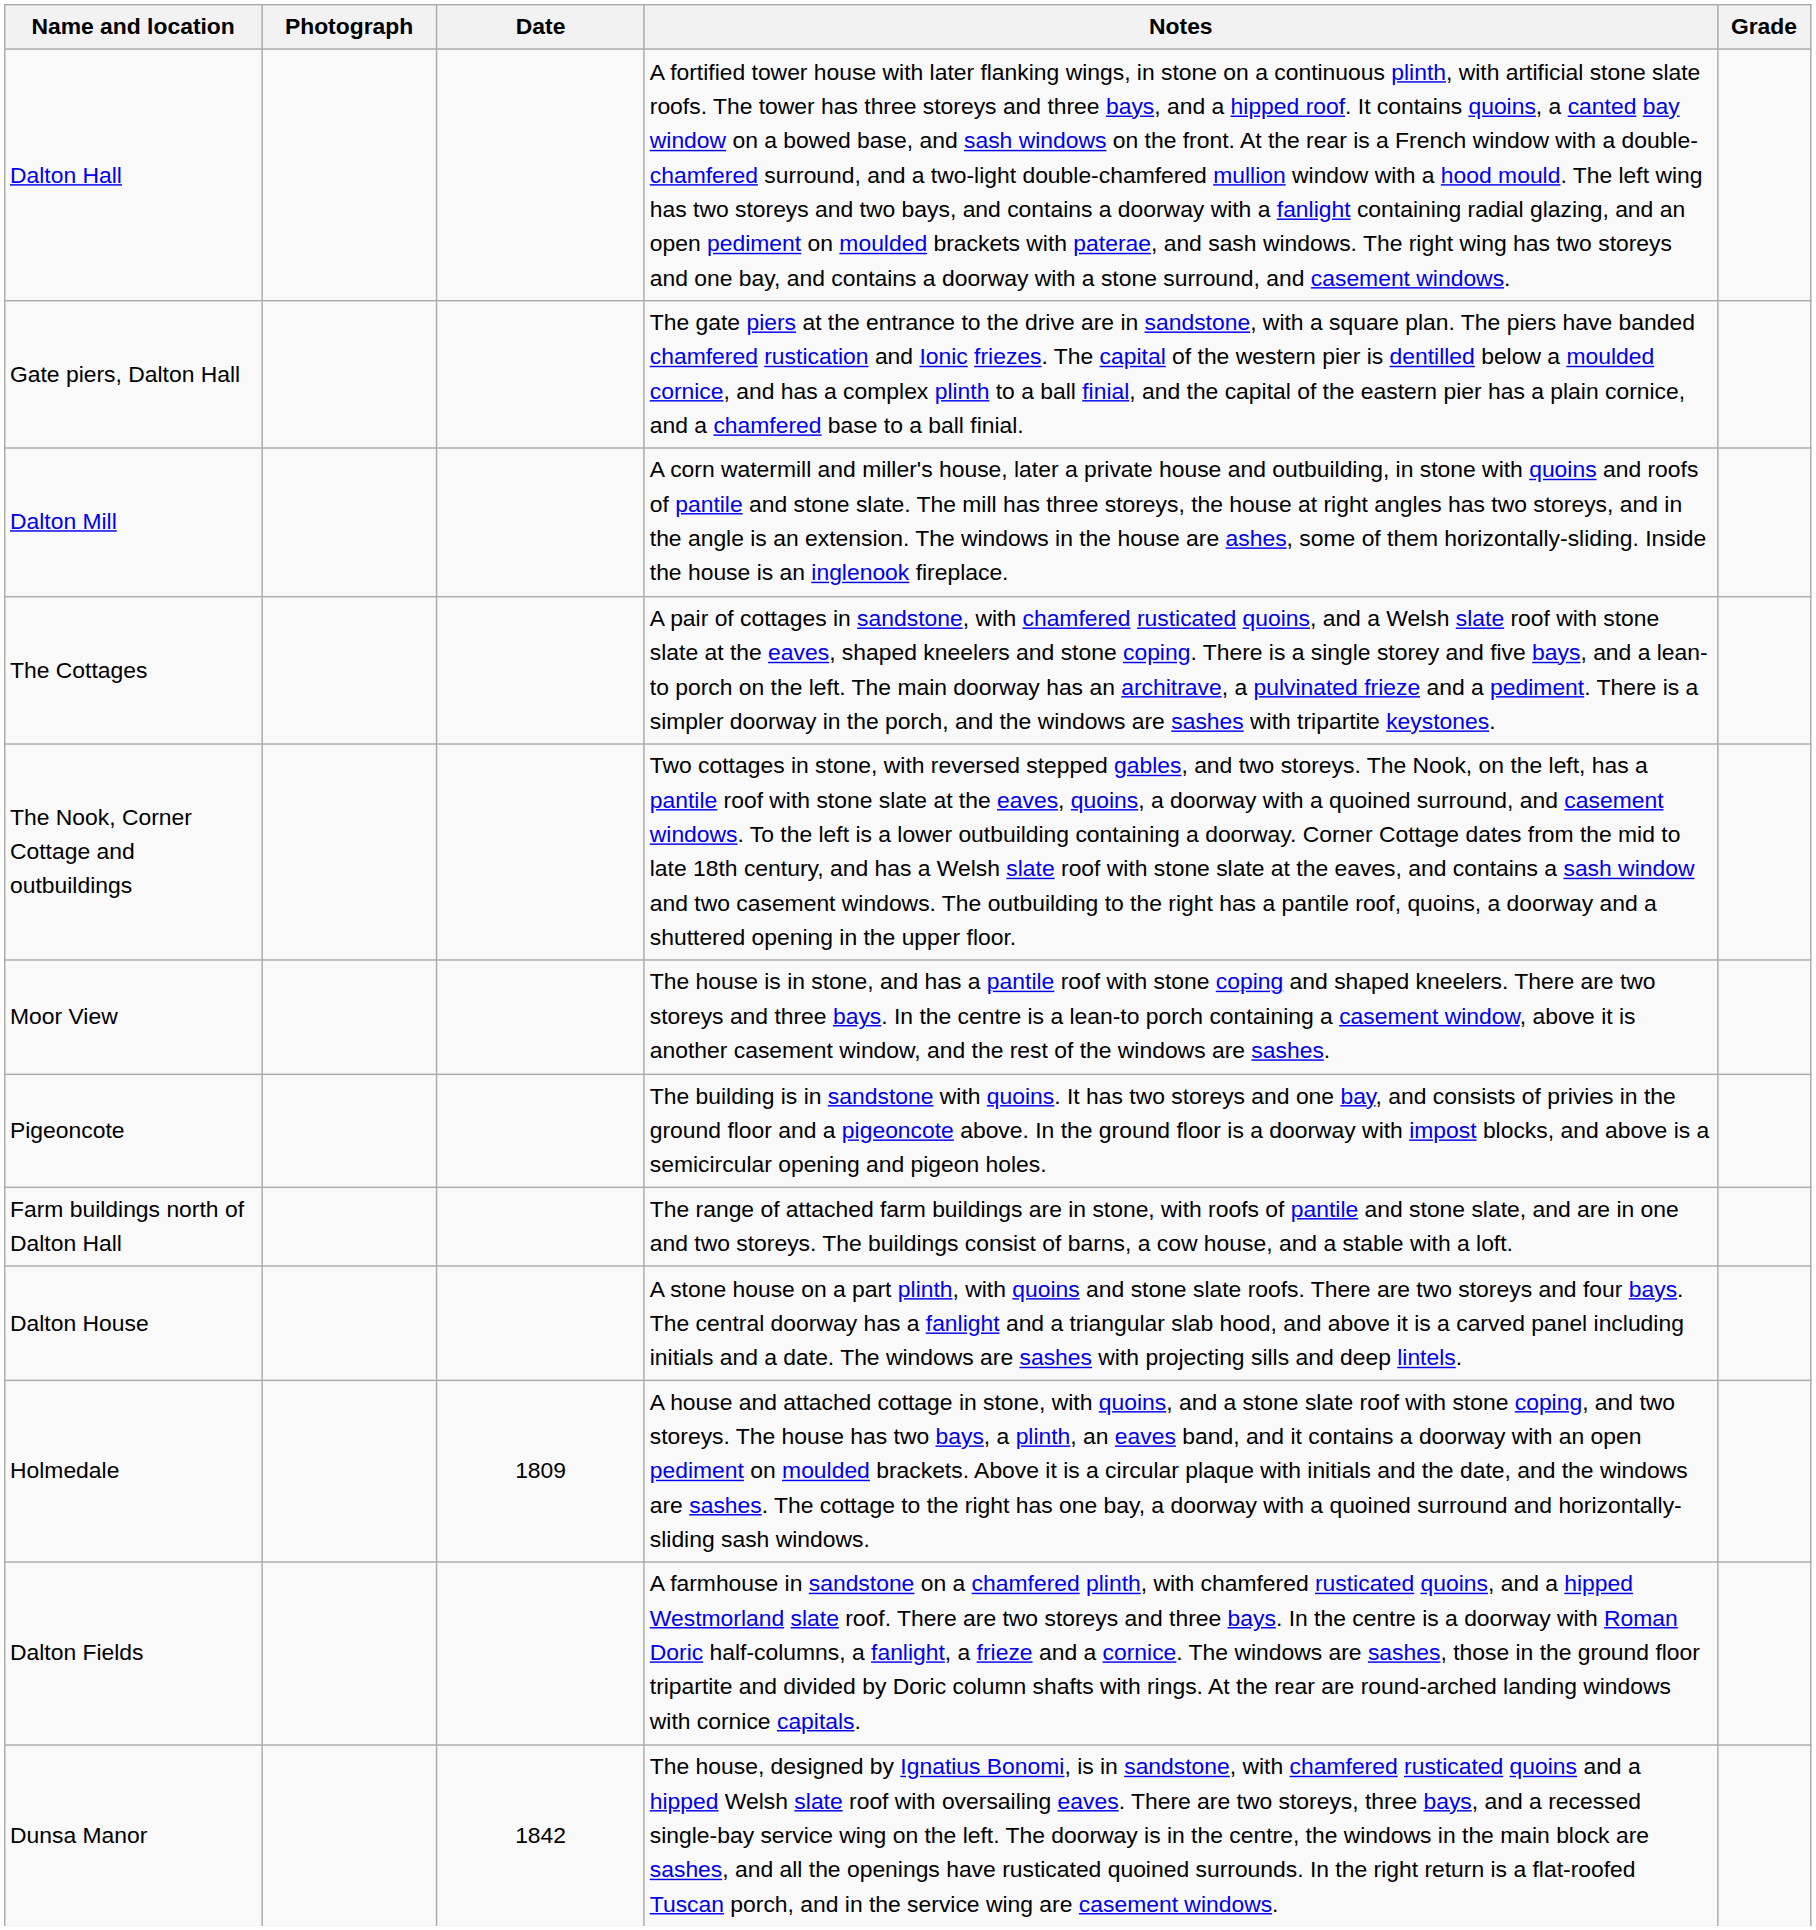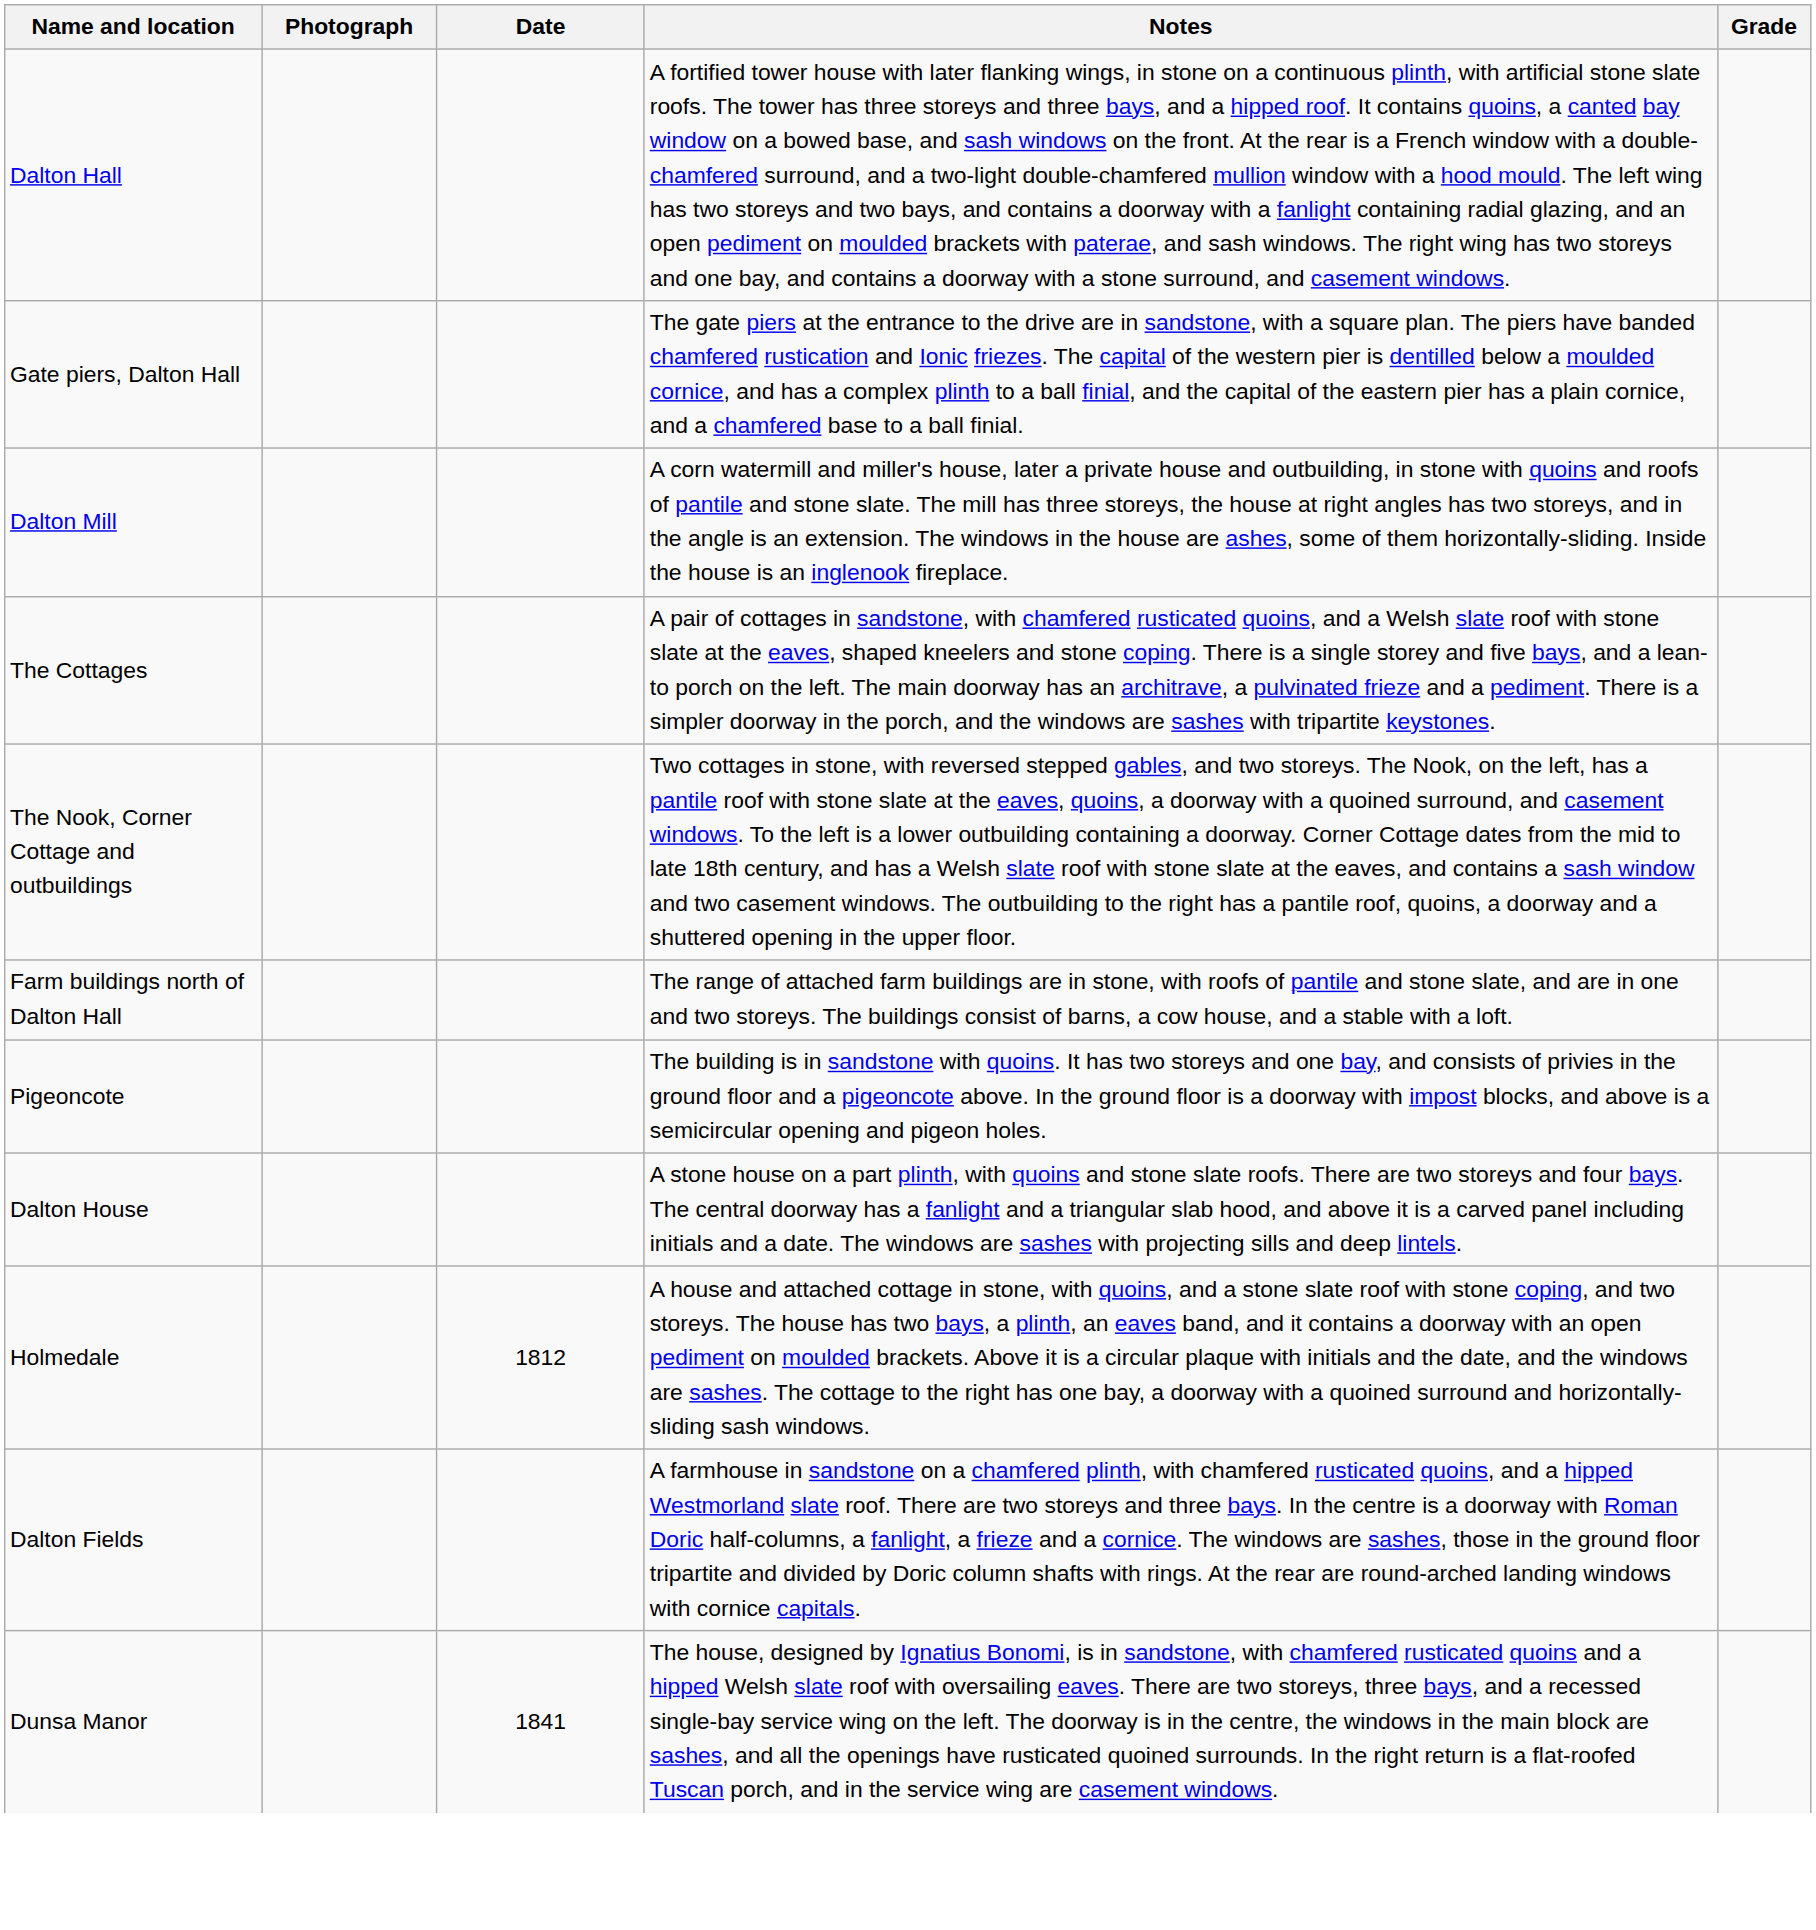- row: (64, 1016)
rows swapped: (67, 1130) <-> (127, 1226)
(541, 1470) 1809 -> (541, 1357) 1812
(541, 1835) 1842 -> (541, 1721) 1841
